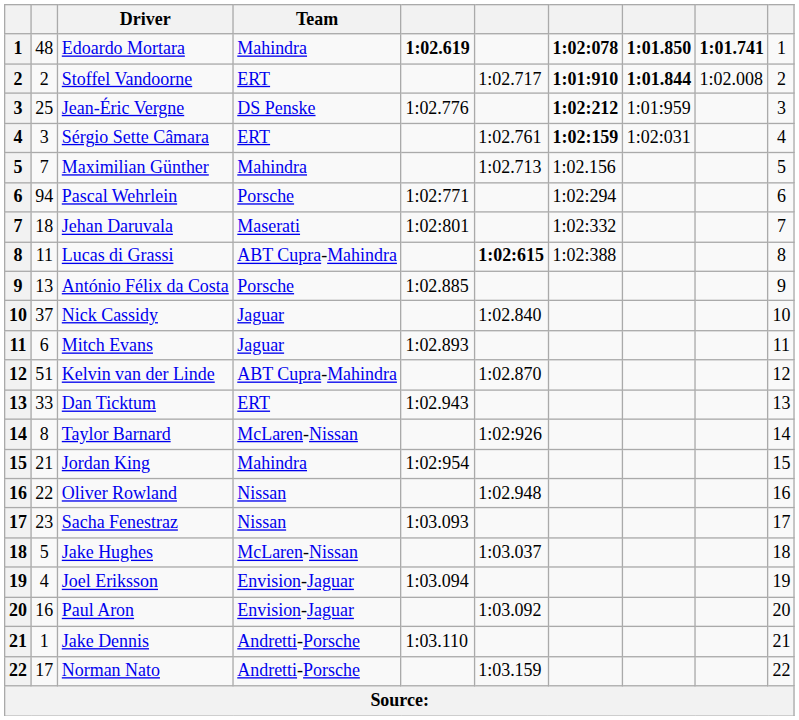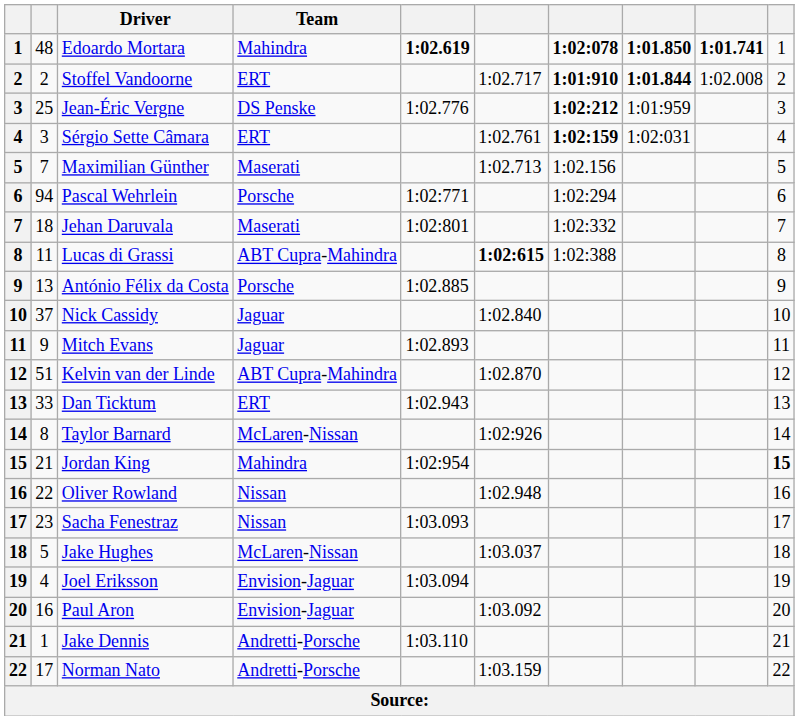(272, 166) Mahindra -> (269, 166) Maserati
(44, 344) 6 -> (44, 344) 9
(781, 463) normal -> (781, 463) bold
